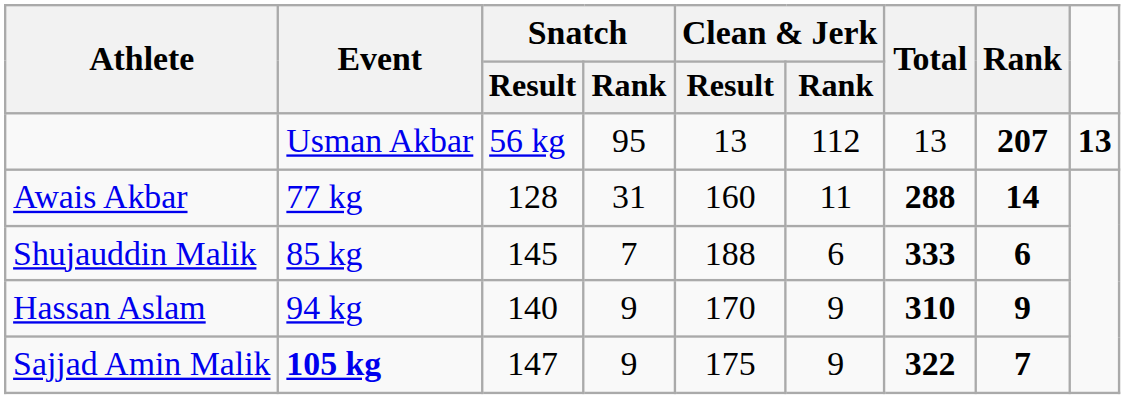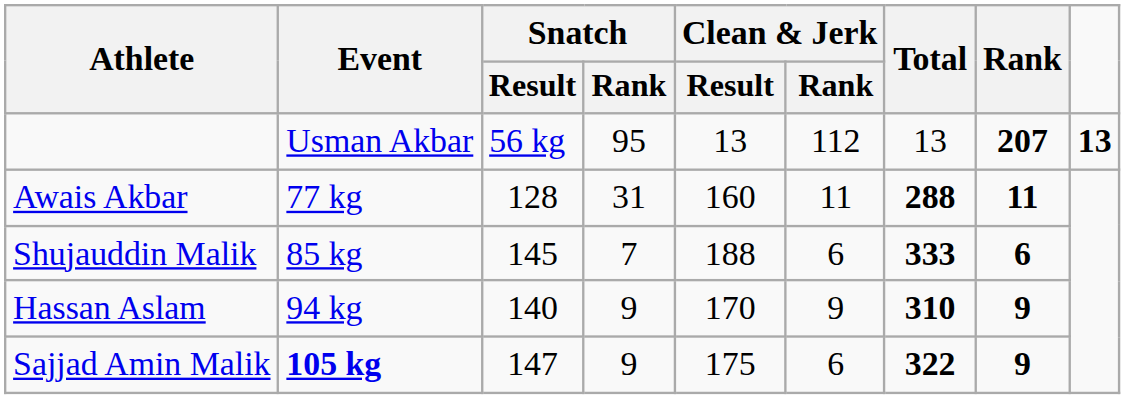(1022, 197) 14 -> (1022, 197) 11
(836, 364) 9 -> (836, 364) 6
(1022, 364) 7 -> (1022, 364) 9
